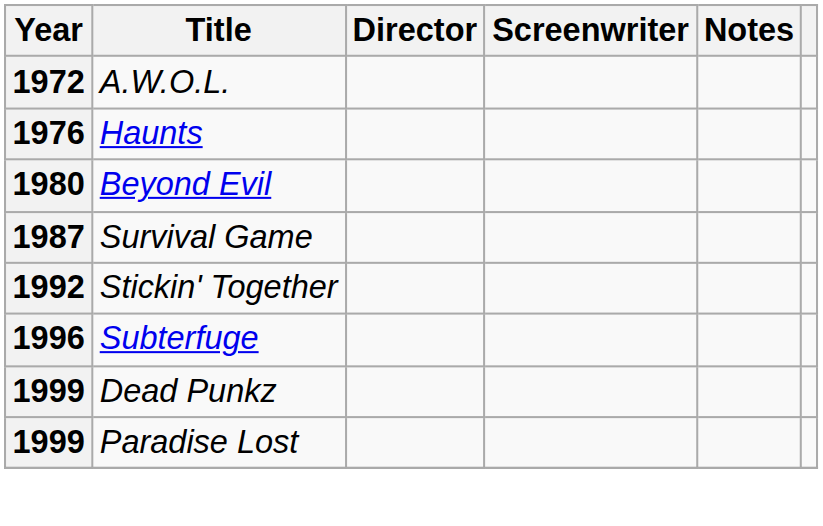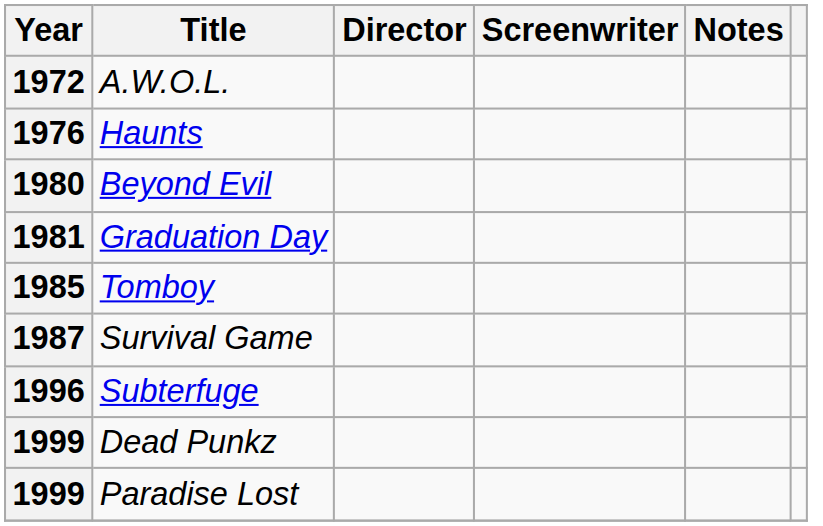+ row: (49, 236)
+ row: (49, 287)
- row: (49, 287)
